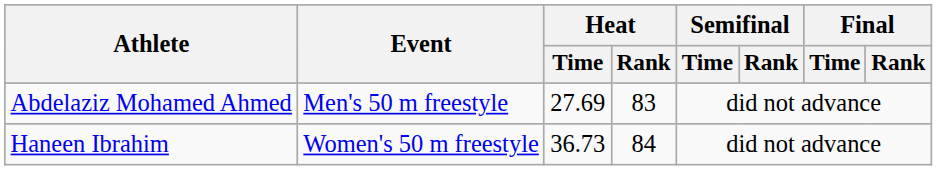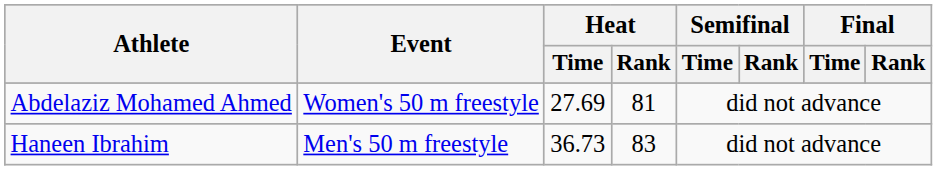(406, 103) Men's 50 m freestyle -> (421, 103) Women's 50 m freestyle
(644, 103) 83 -> (644, 103) 81
(421, 144) Women's 50 m freestyle -> (406, 144) Men's 50 m freestyle
(644, 144) 84 -> (644, 144) 83
